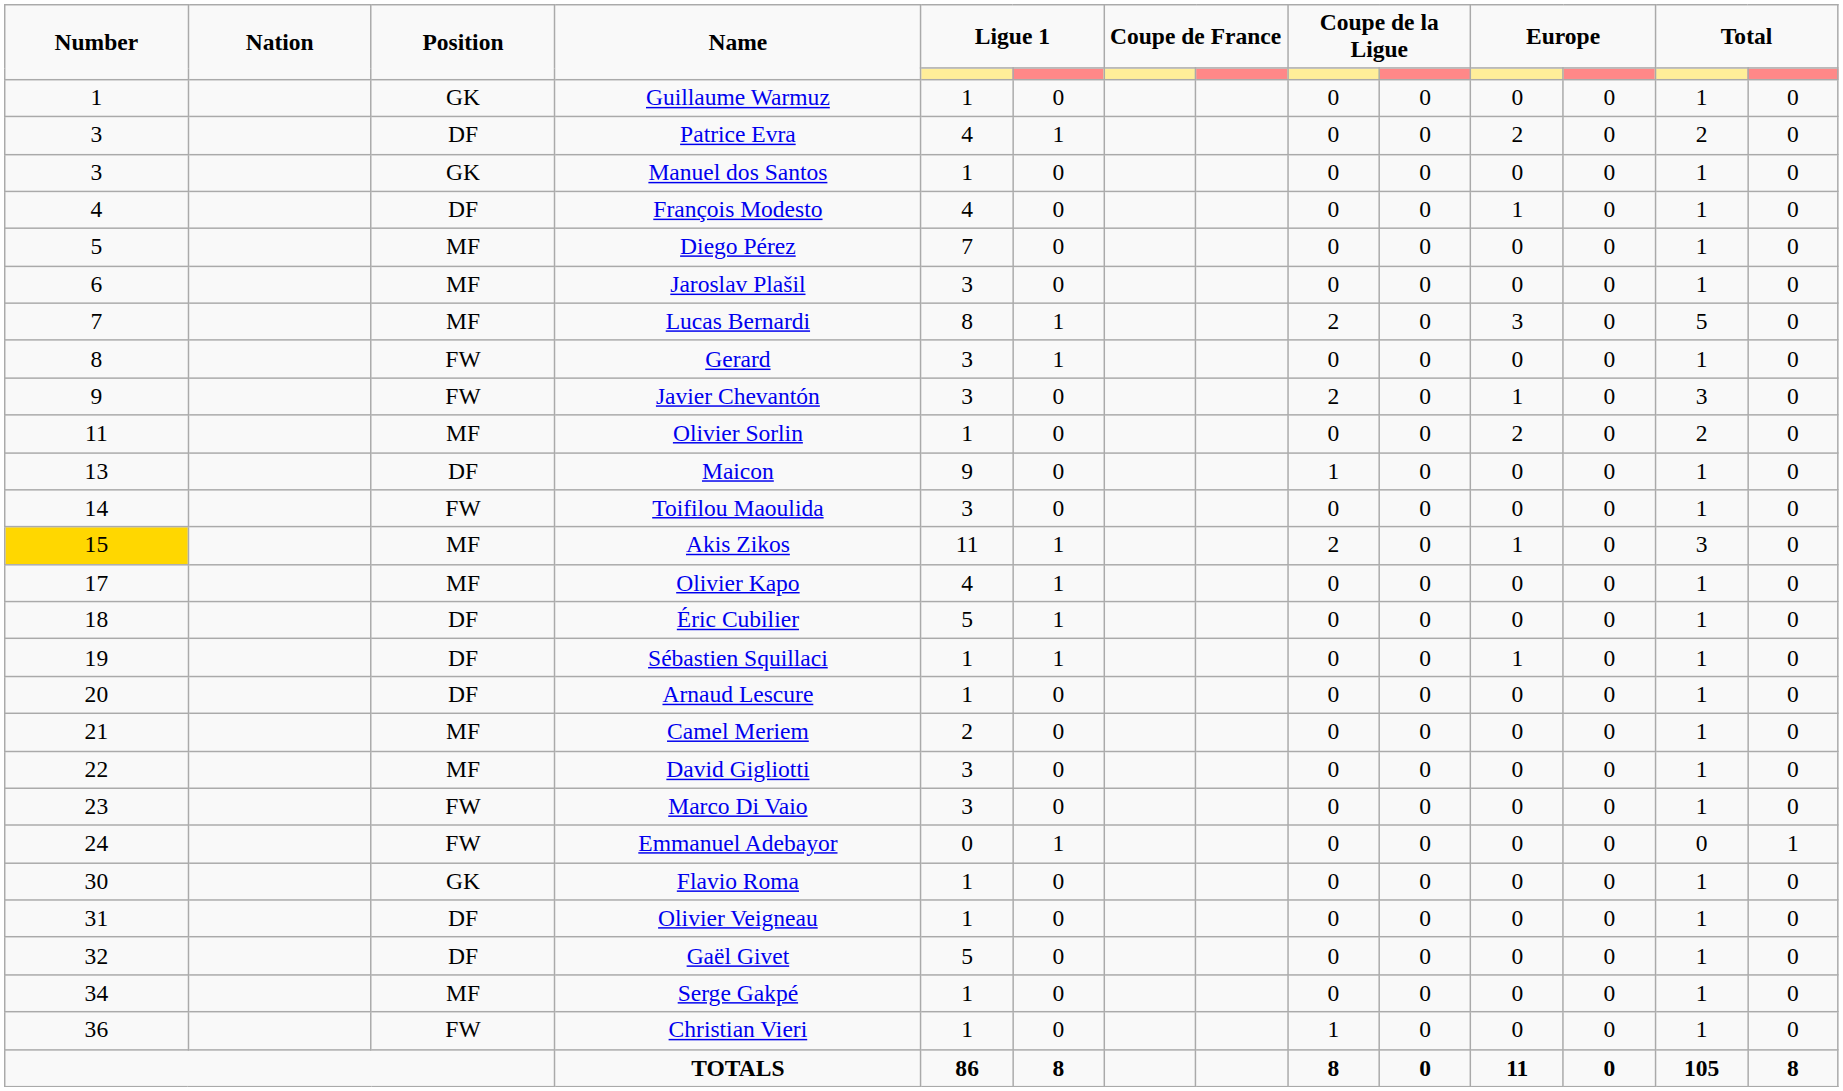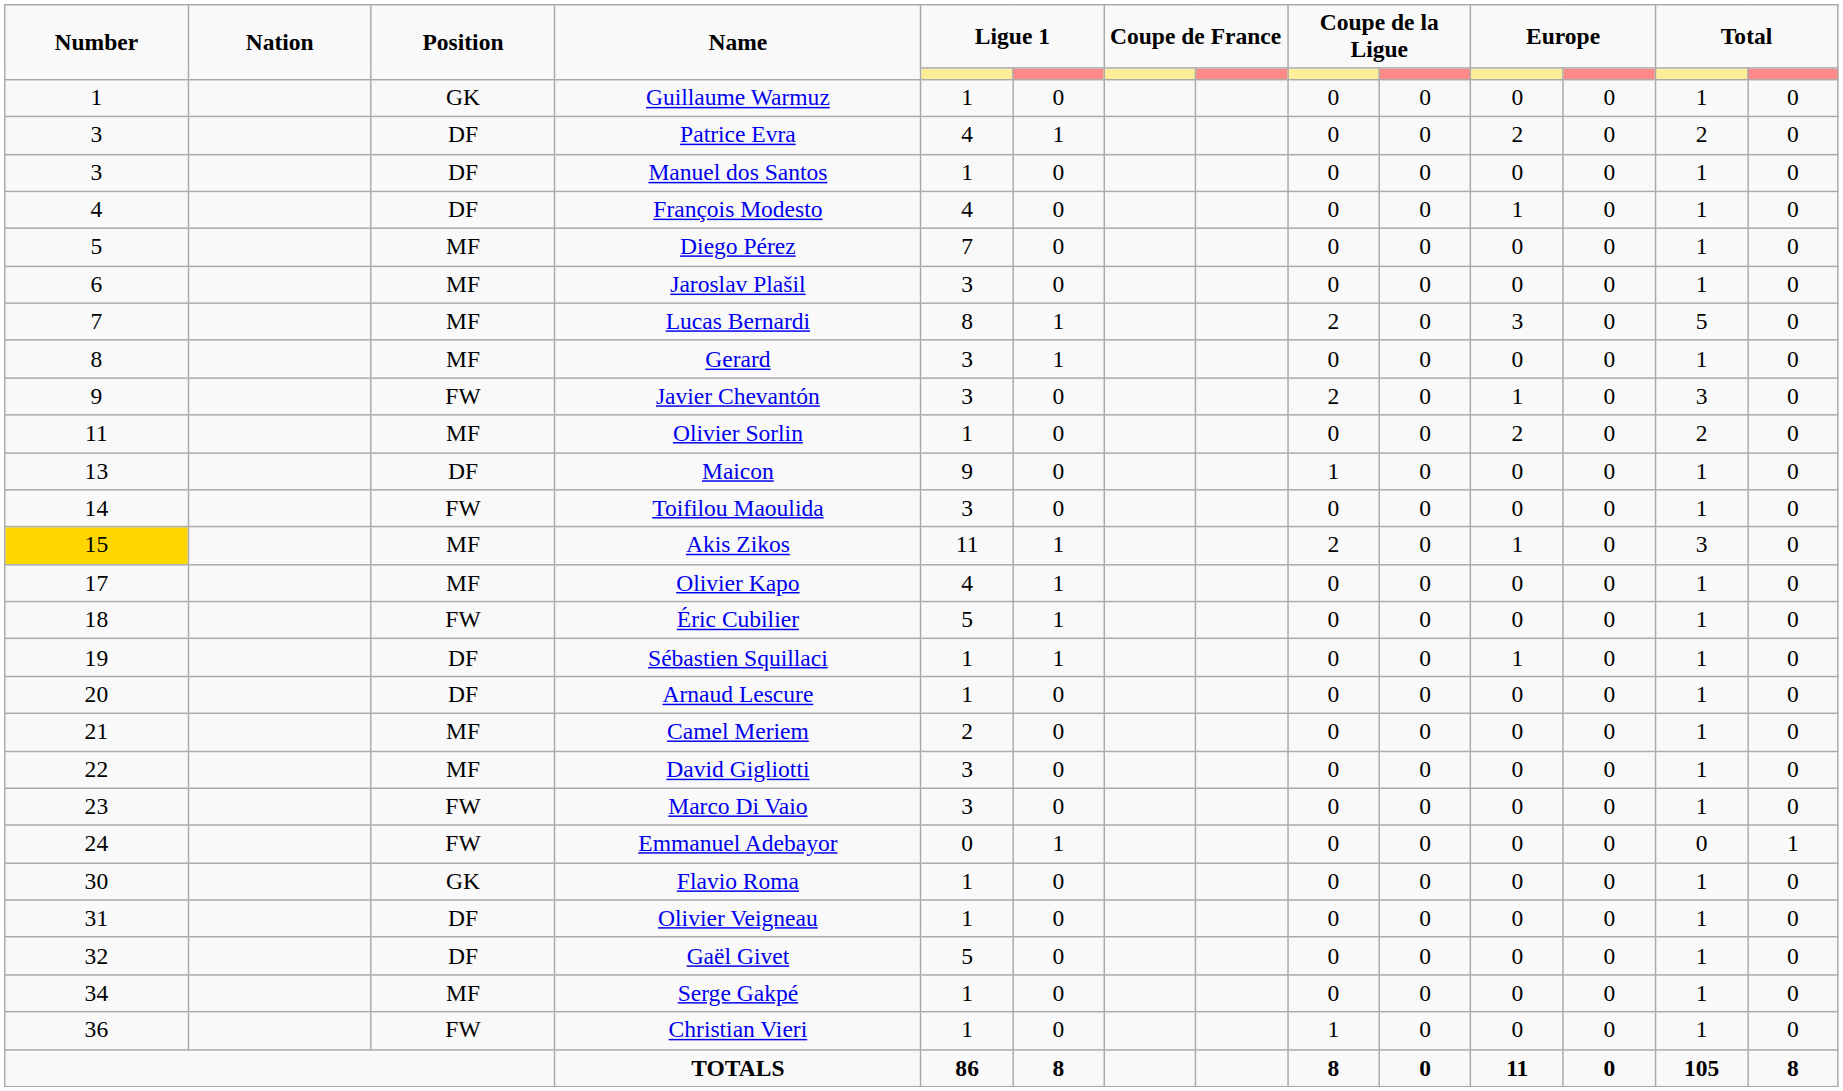(463, 172) GK -> (463, 172) DF
(463, 358) FW -> (463, 358) MF
(463, 619) DF -> (463, 619) FW
